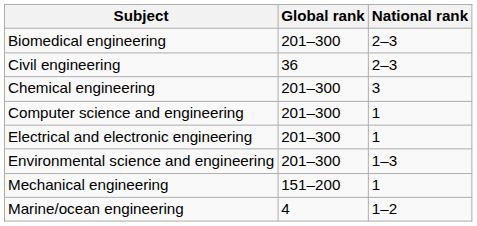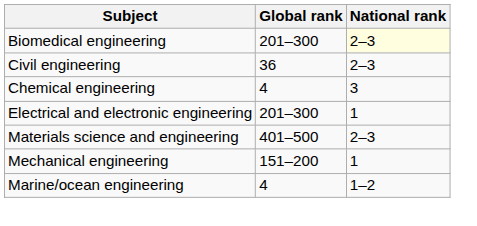(384, 40) no background -> (362, 40) lightyellow background
(311, 88) 201–300 -> (263, 88) 4
- row: (126, 112)
- row: (141, 161)
+ row: (123, 137)
